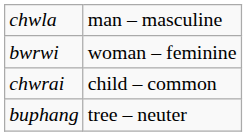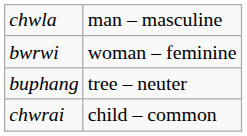rows swapped: (37, 83) <-> (44, 114)
